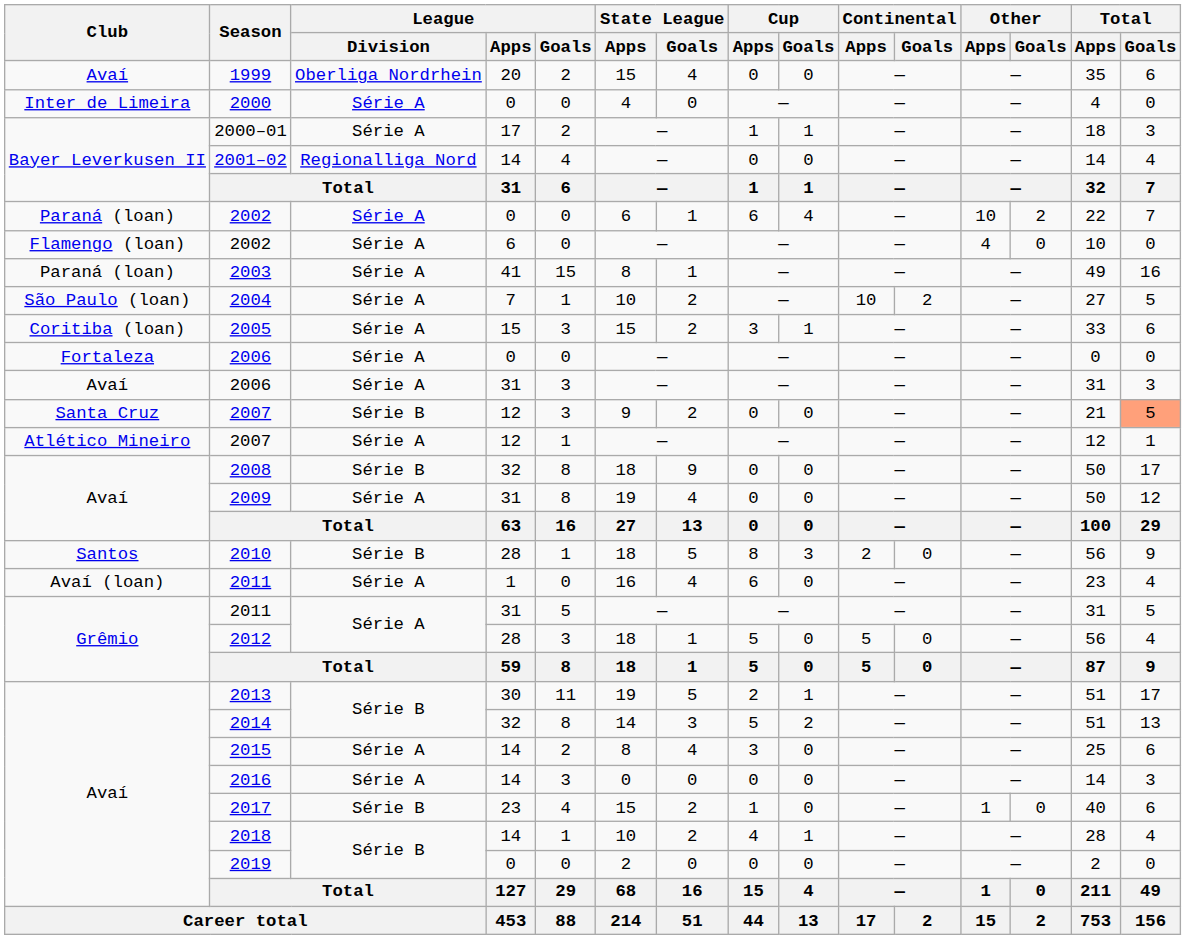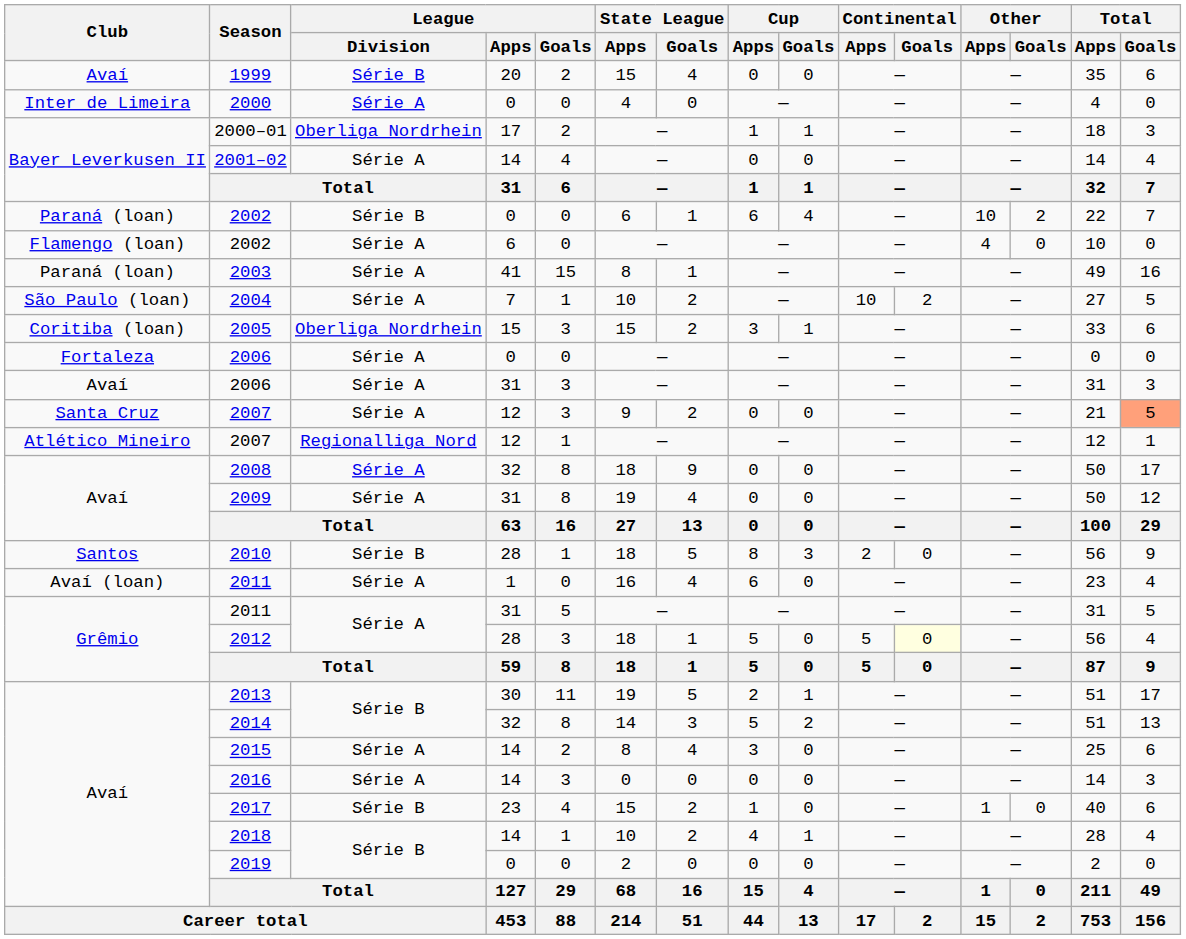(388, 75) Oberliga Nordrhein -> (388, 75) Série B
(388, 131) Série A -> (388, 131) Oberliga Nordrhein
(388, 160) Regionalliga Nord -> (388, 160) Série A
(388, 216) Série A -> (388, 216) Série B
(388, 329) Série A -> (388, 329) Oberliga Nordrhein
(388, 413) Série B -> (388, 413) Série A
(388, 441) Série A -> (388, 441) Regionalliga Nord
(388, 470) Série B -> (388, 470) Série A
(927, 639) no background -> (927, 639) lightyellow background
